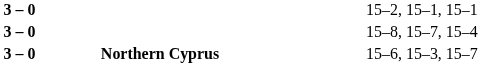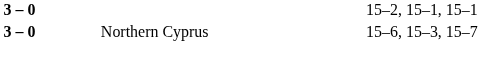- row: (422, 31)
(160, 53) bold -> (155, 31) normal
